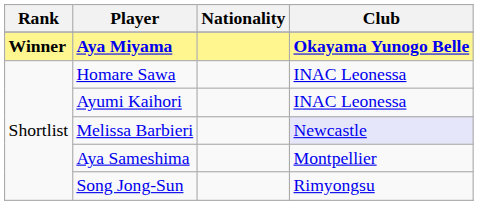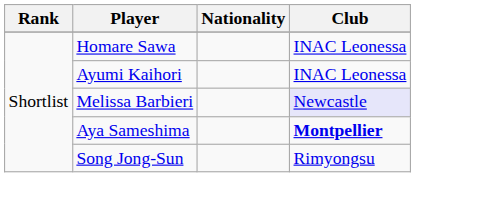- row: (124, 46)
(335, 158) normal -> (338, 130) bold
